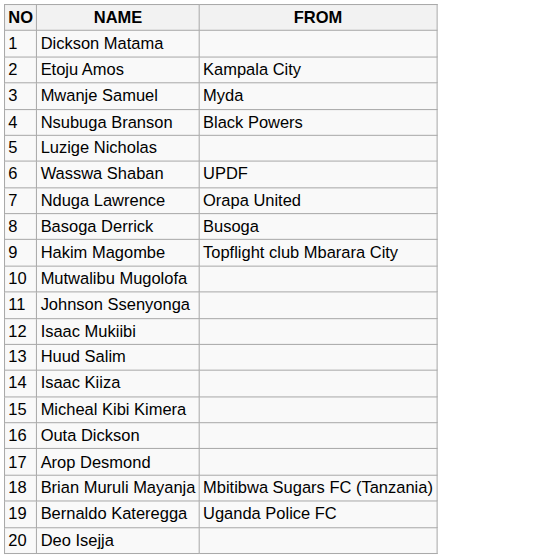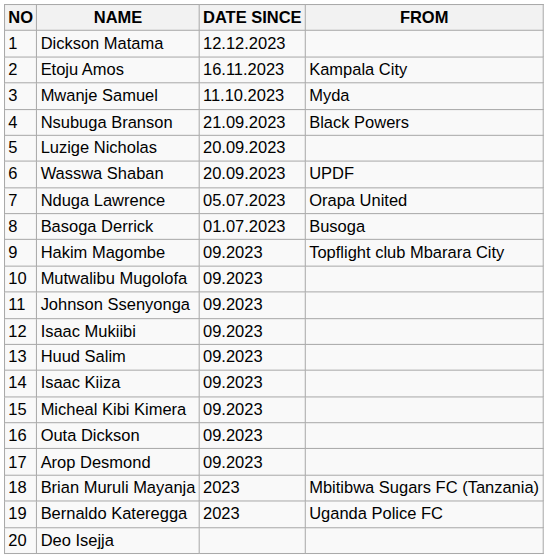+ column: (252, 17)
